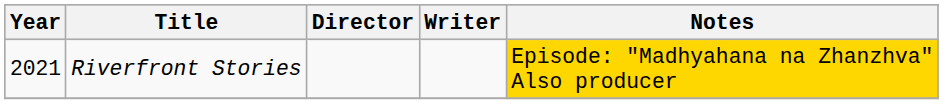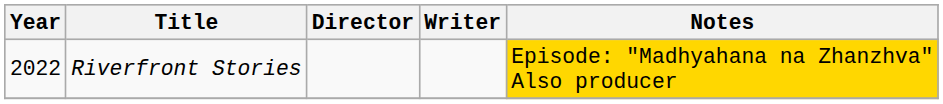(35, 69) 2021 -> (35, 69) 2022
